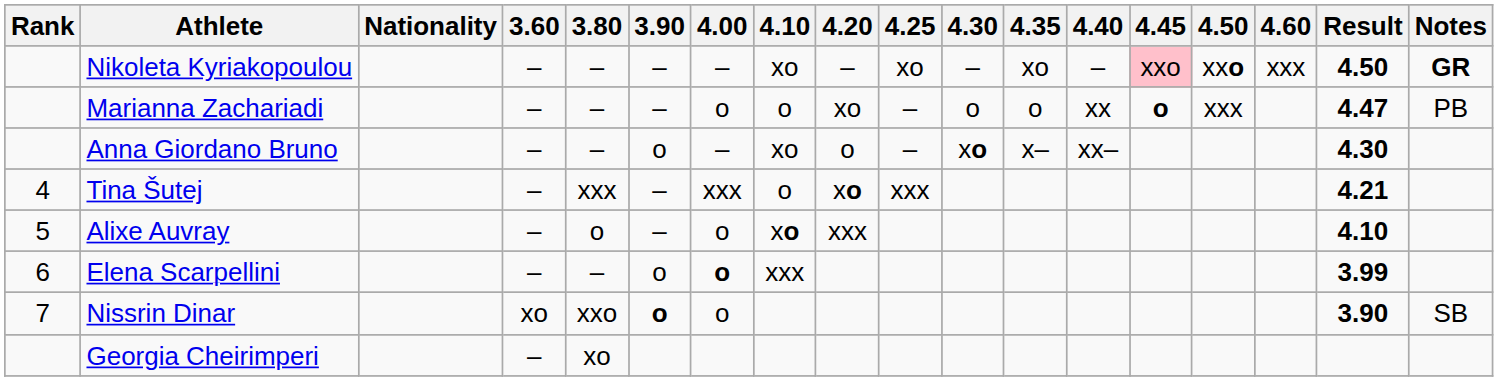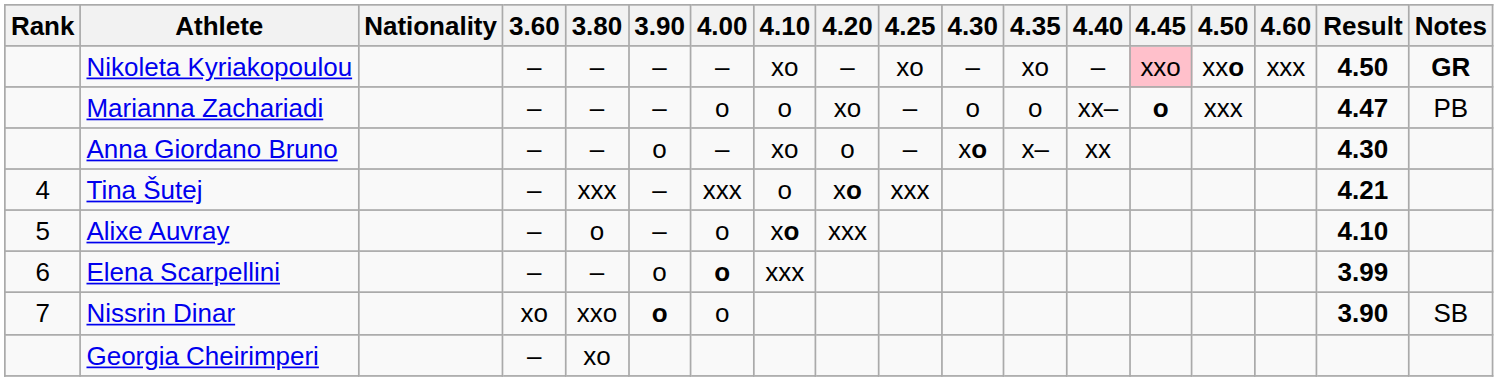(1098, 108) xx -> (1098, 108) xx–
(1098, 149) xx– -> (1098, 149) xx
